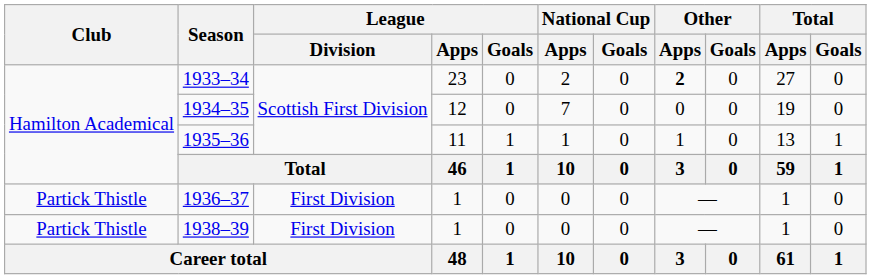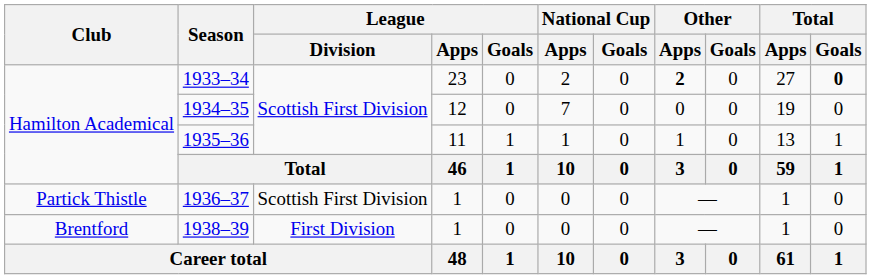(838, 79) normal -> (838, 79) bold
(343, 199) First Division -> (343, 199) Scottish First Division
(92, 229) Partick Thistle -> (92, 229) Brentford
